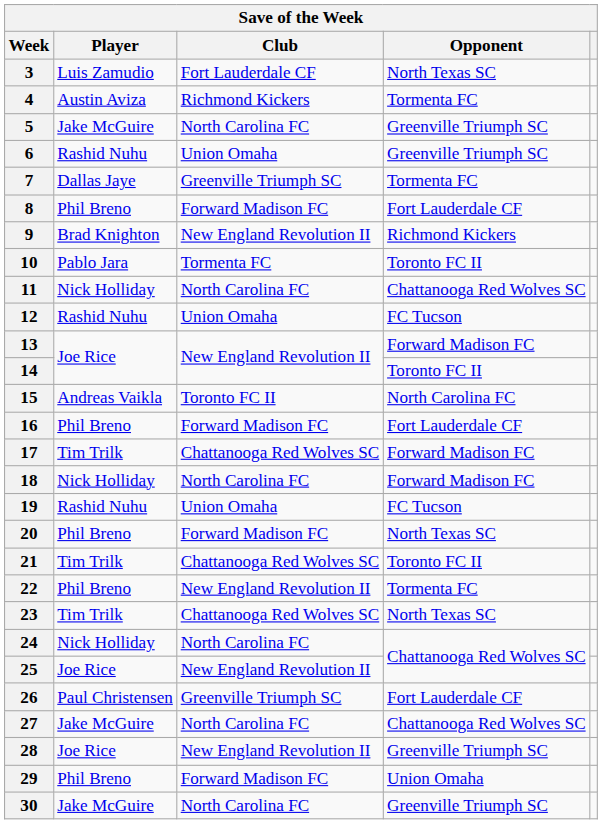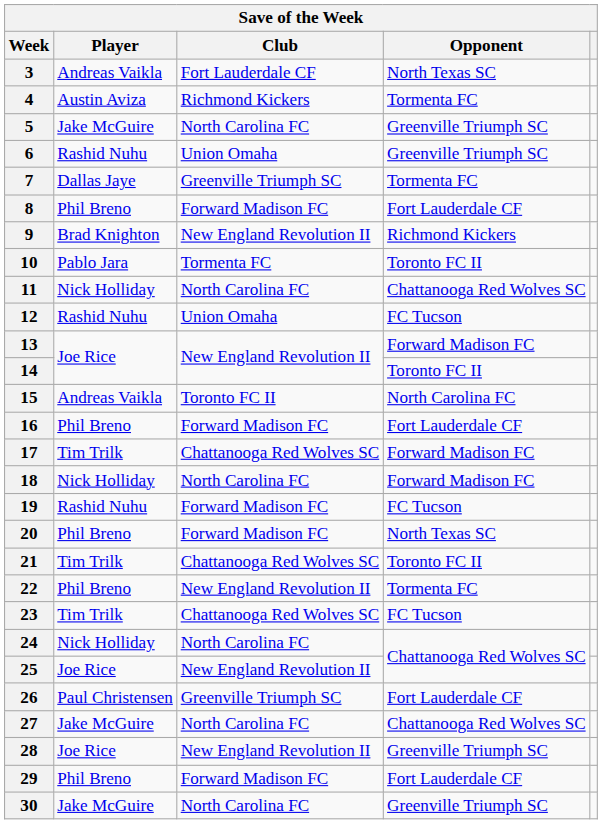(106, 72) Luis Zamudio -> (110, 72) Andreas Vaikla
(229, 506) Union Omaha -> (254, 506) Forward Madison FC
(442, 615) North Texas SC -> (424, 615) FC Tucson
(435, 778) Union Omaha -> (455, 778) Fort Lauderdale CF
